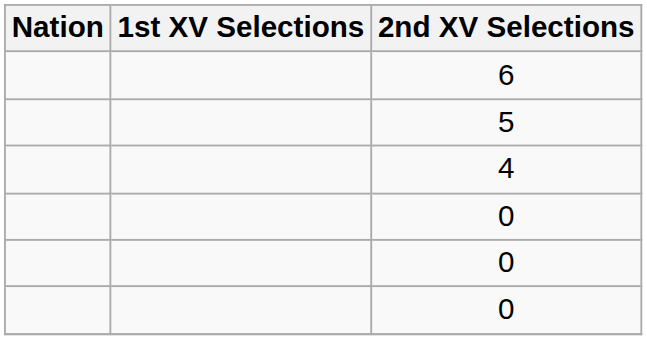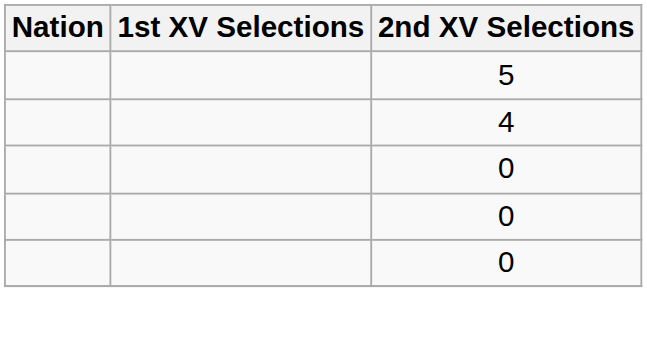- row: (58, 75)
